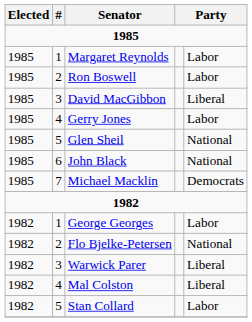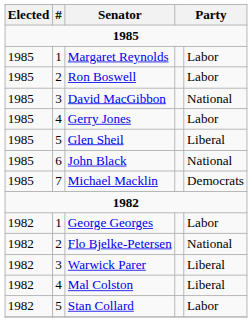(206, 98) Liberal -> (210, 98) National
(210, 139) National -> (206, 139) Liberal
